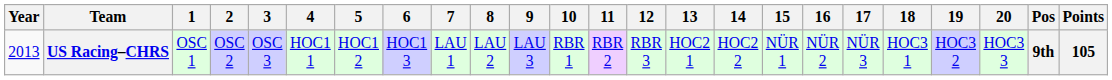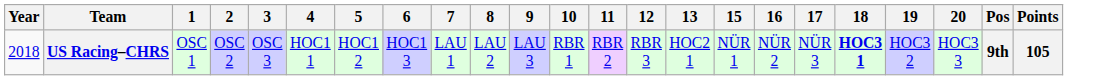- column: (738, 16)
(24, 51) 2013 -> (24, 51) 2018
(907, 51) normal -> (860, 51) bold
